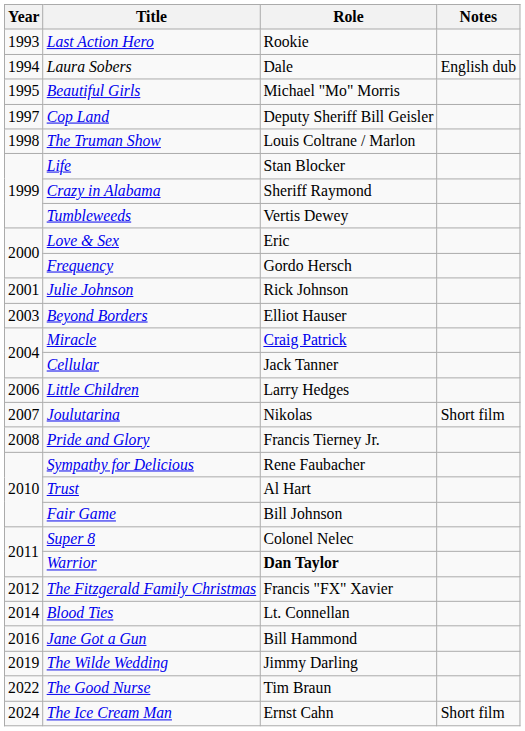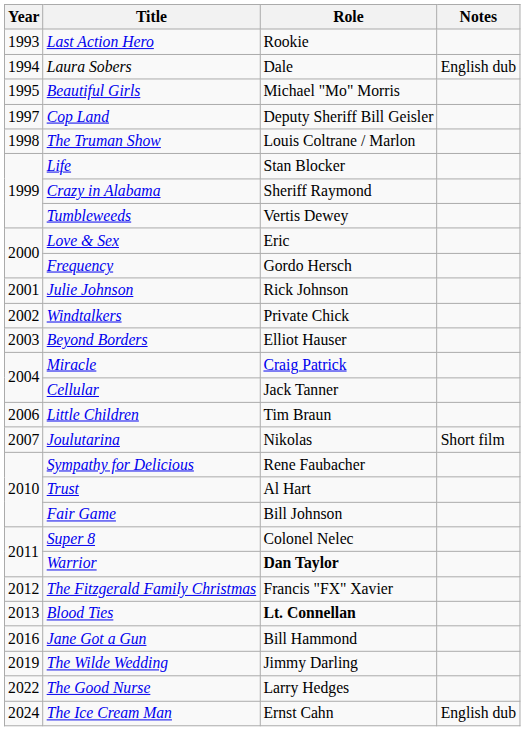+ row: (84, 315)
(306, 389) Larry Hedges -> (297, 414) Tim Braun
- row: (98, 439)
(24, 613) 2014 -> (24, 613) 2013
(307, 613) normal -> (310, 613) bold
(297, 688) Tim Braun -> (306, 688) Larry Hedges
(473, 713) Short film -> (478, 713) English dub
